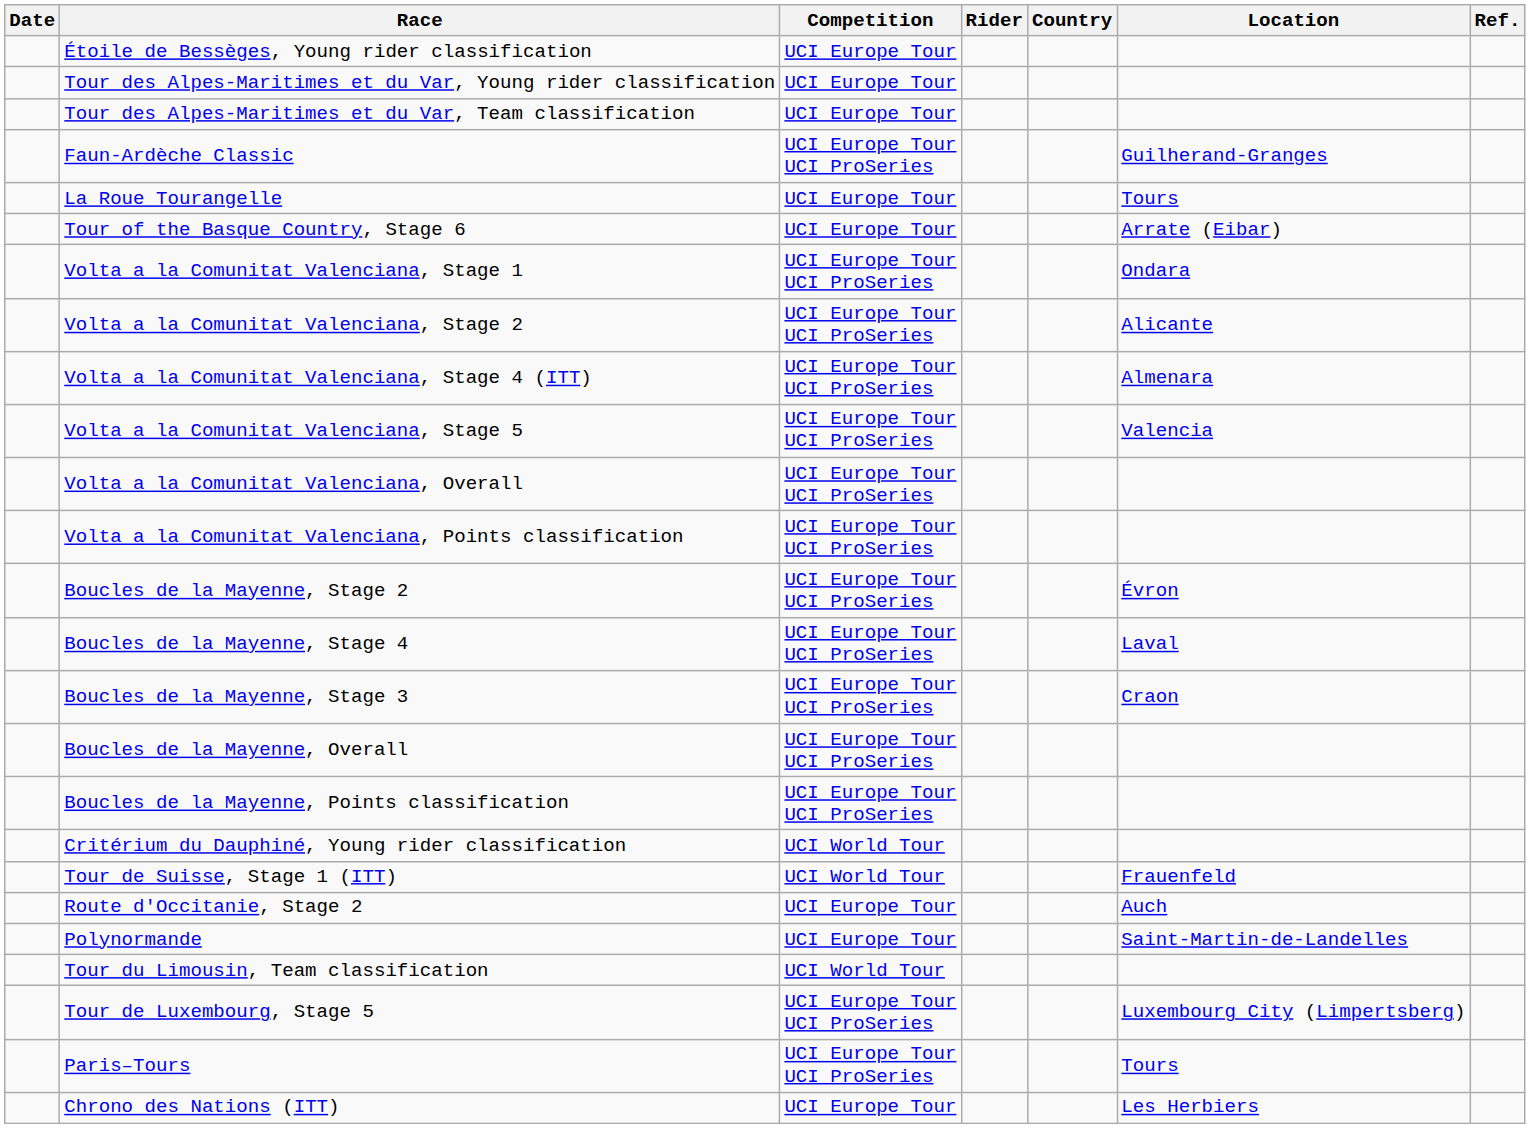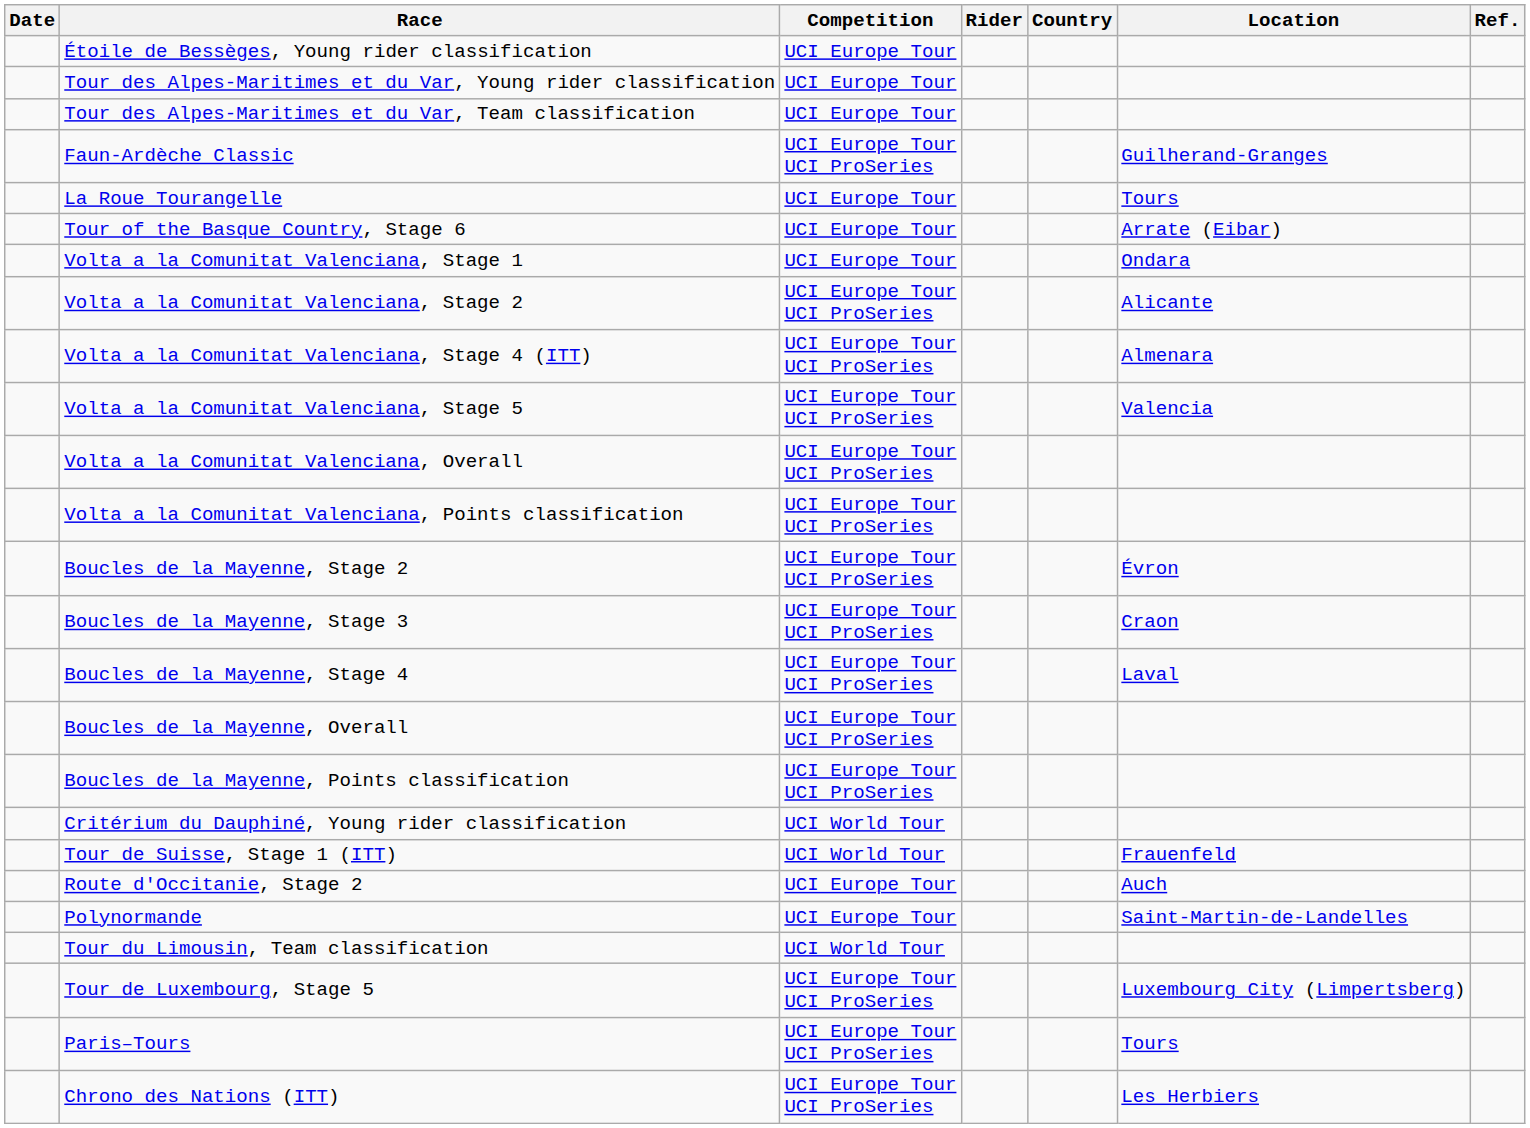(870, 271) UCI Europe Tour UCI ProSeries -> (870, 260) UCI Europe Tour
rows swapped: (236, 697) <-> (236, 644)
(870, 1108) UCI Europe Tour -> (870, 1097) UCI Europe Tour UCI ProSeries
